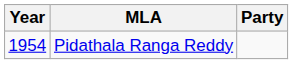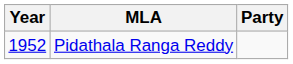(27, 44) 1954 -> (27, 44) 1952
